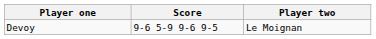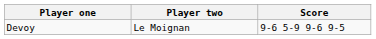columns swapped: (307, 12) <-> (187, 12)
